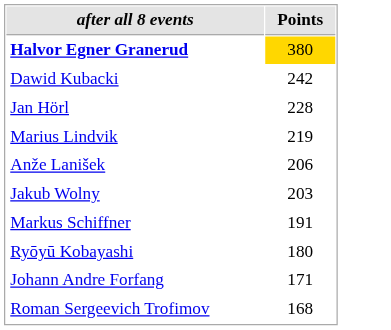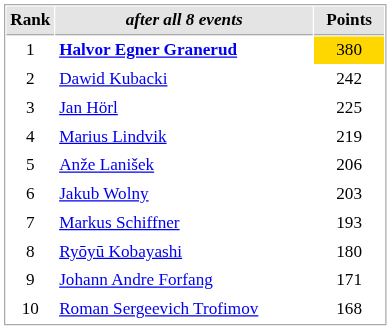+ column: (30, 20)
(300, 107) 228 -> (349, 107) 225
(300, 222) 191 -> (349, 222) 193
